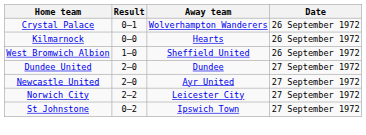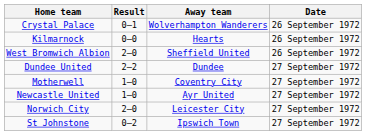(129, 53) 1–0 -> (129, 53) 2–0
(129, 67) 2–0 -> (129, 67) 2–2
+ row: (58, 81)
(129, 81) 2–0 -> (129, 95) 1–0
(129, 95) 2–2 -> (129, 109) 2–0
